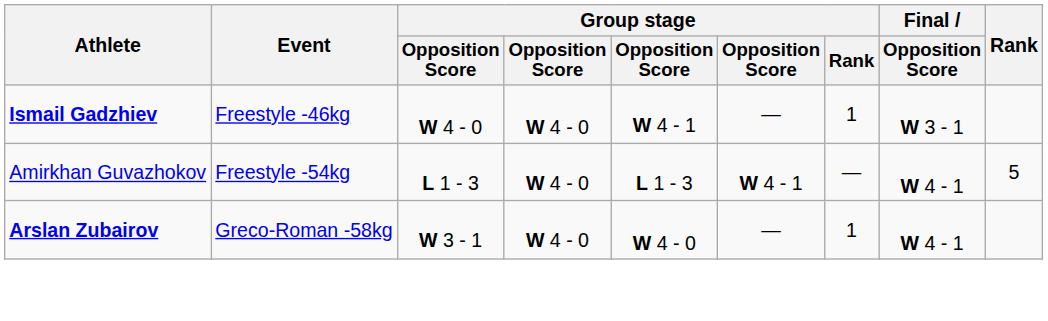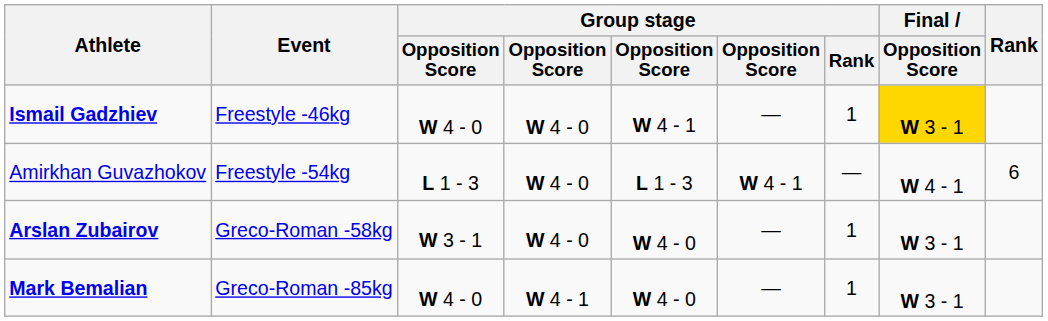(932, 128) no background -> (932, 128) gold background
(1014, 172) 5 -> (1014, 172) 6
(932, 244) W 4 - 1 -> (932, 244) W 3 - 1
+ row: (78, 288)
